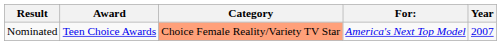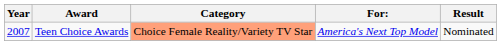columns swapped: (482, 13) <-> (32, 13)
